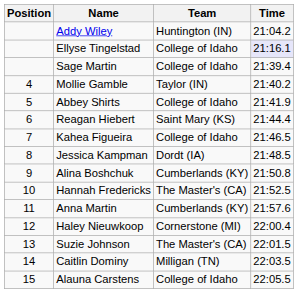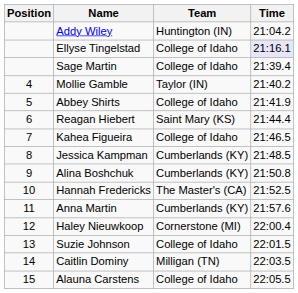(180, 155) Dordt (IA) -> (202, 155) Cumberlands (KY)
(201, 244) The Master's (CA) -> (197, 244) College of Idaho
